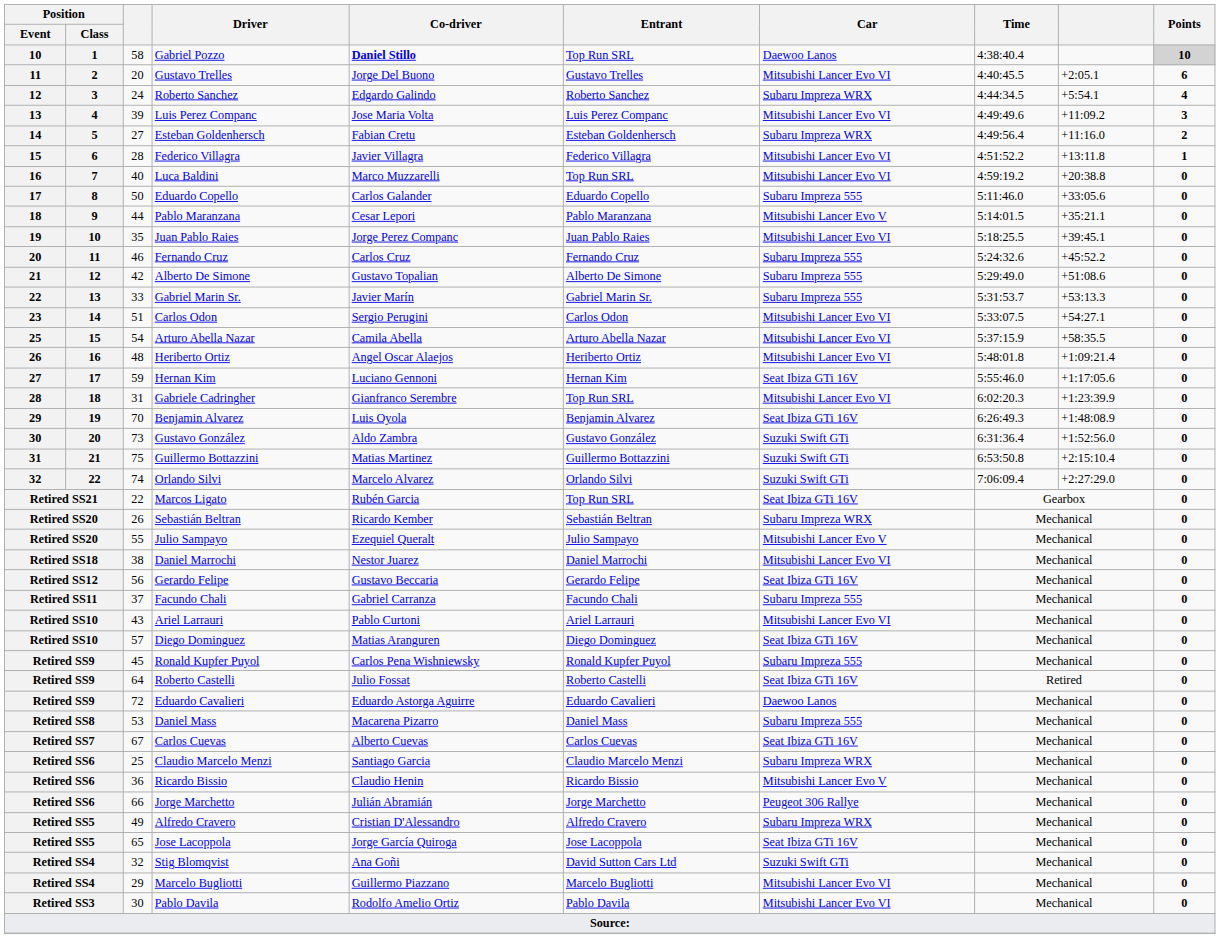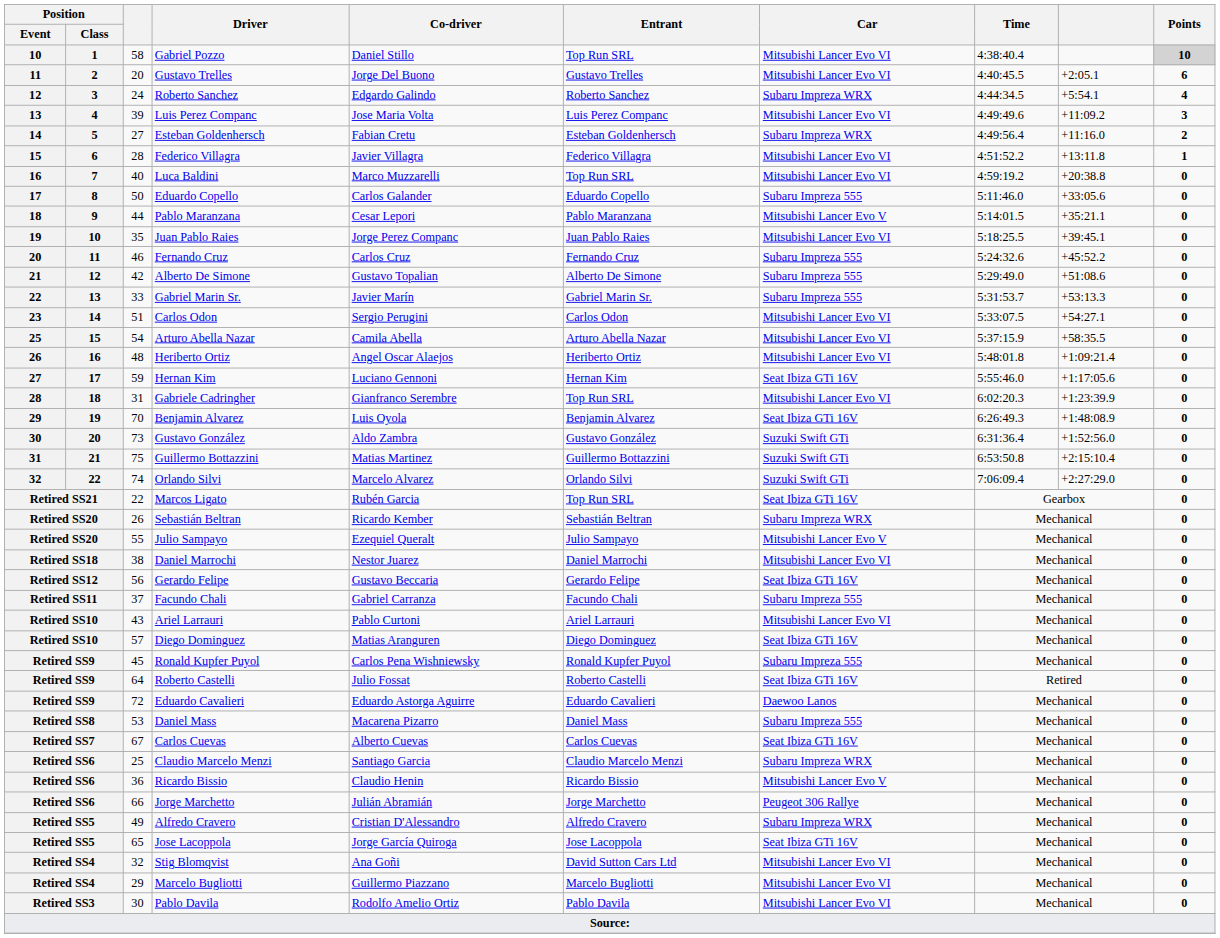(384, 54) bold -> (383, 54) normal
(800, 54) Daewoo Lanos -> (827, 54) Mitsubishi Lancer Evo VI
(806, 862) Suzuki Swift GTi -> (827, 862) Mitsubishi Lancer Evo VI
